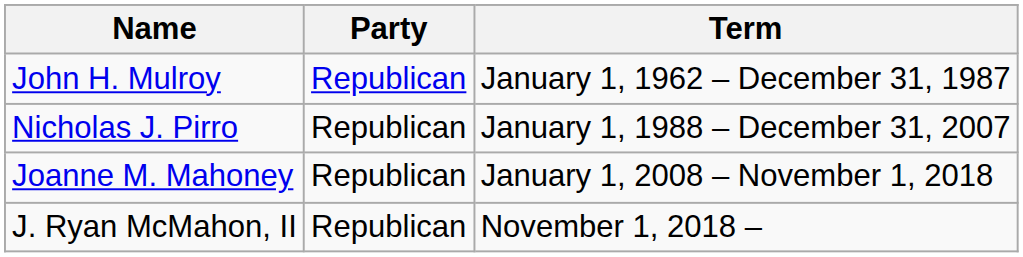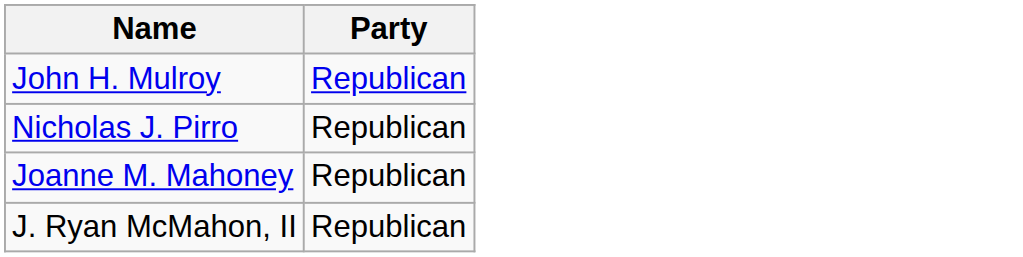- column: (746, 29)
